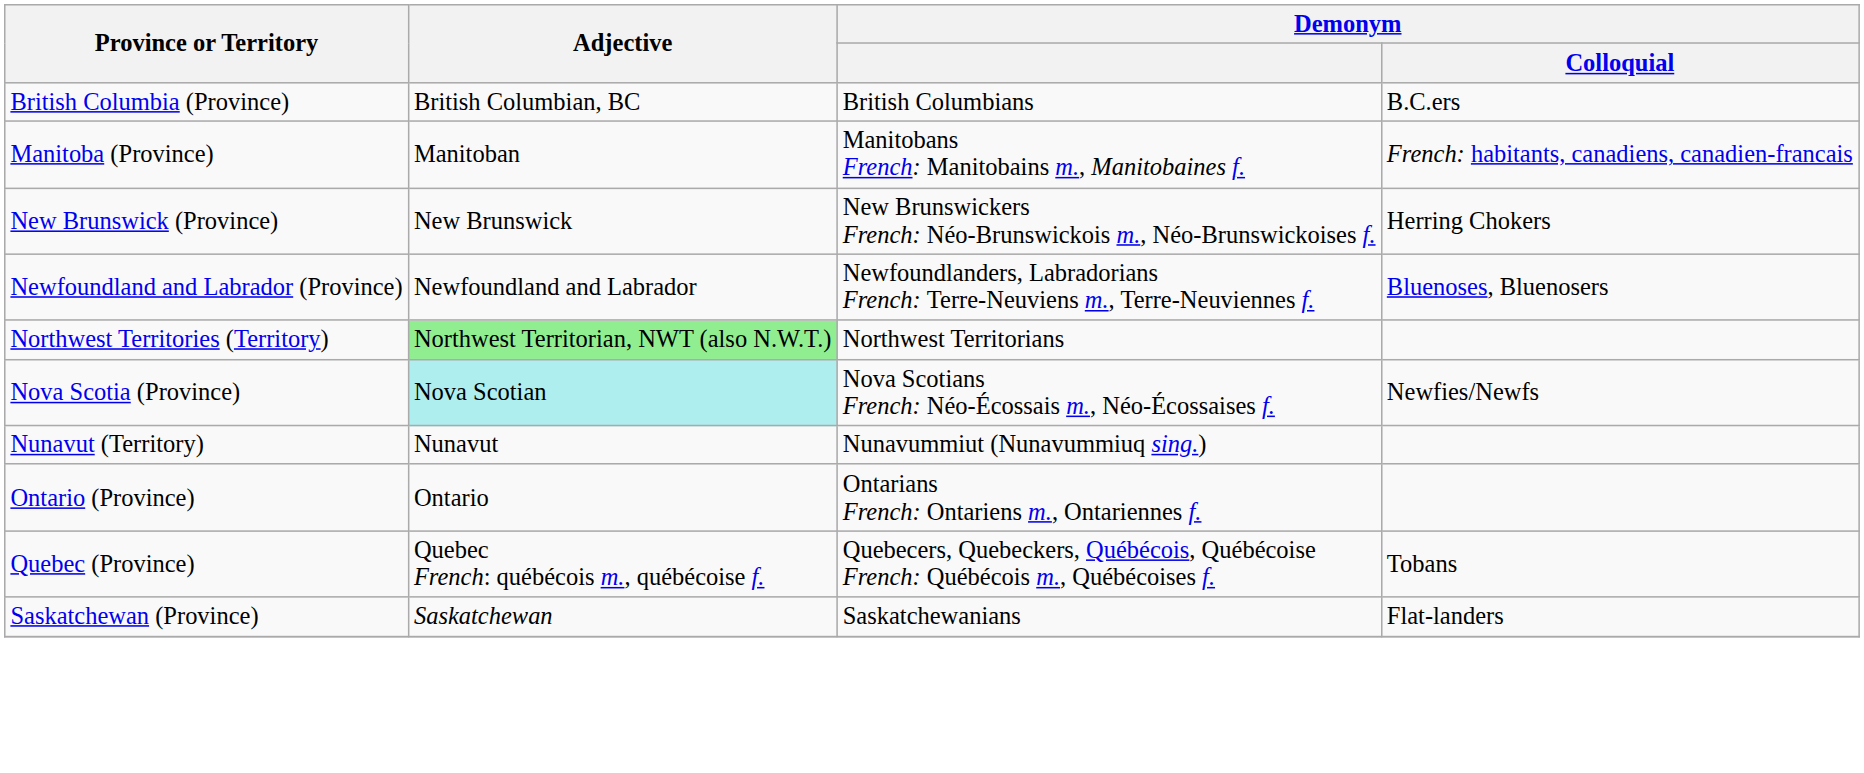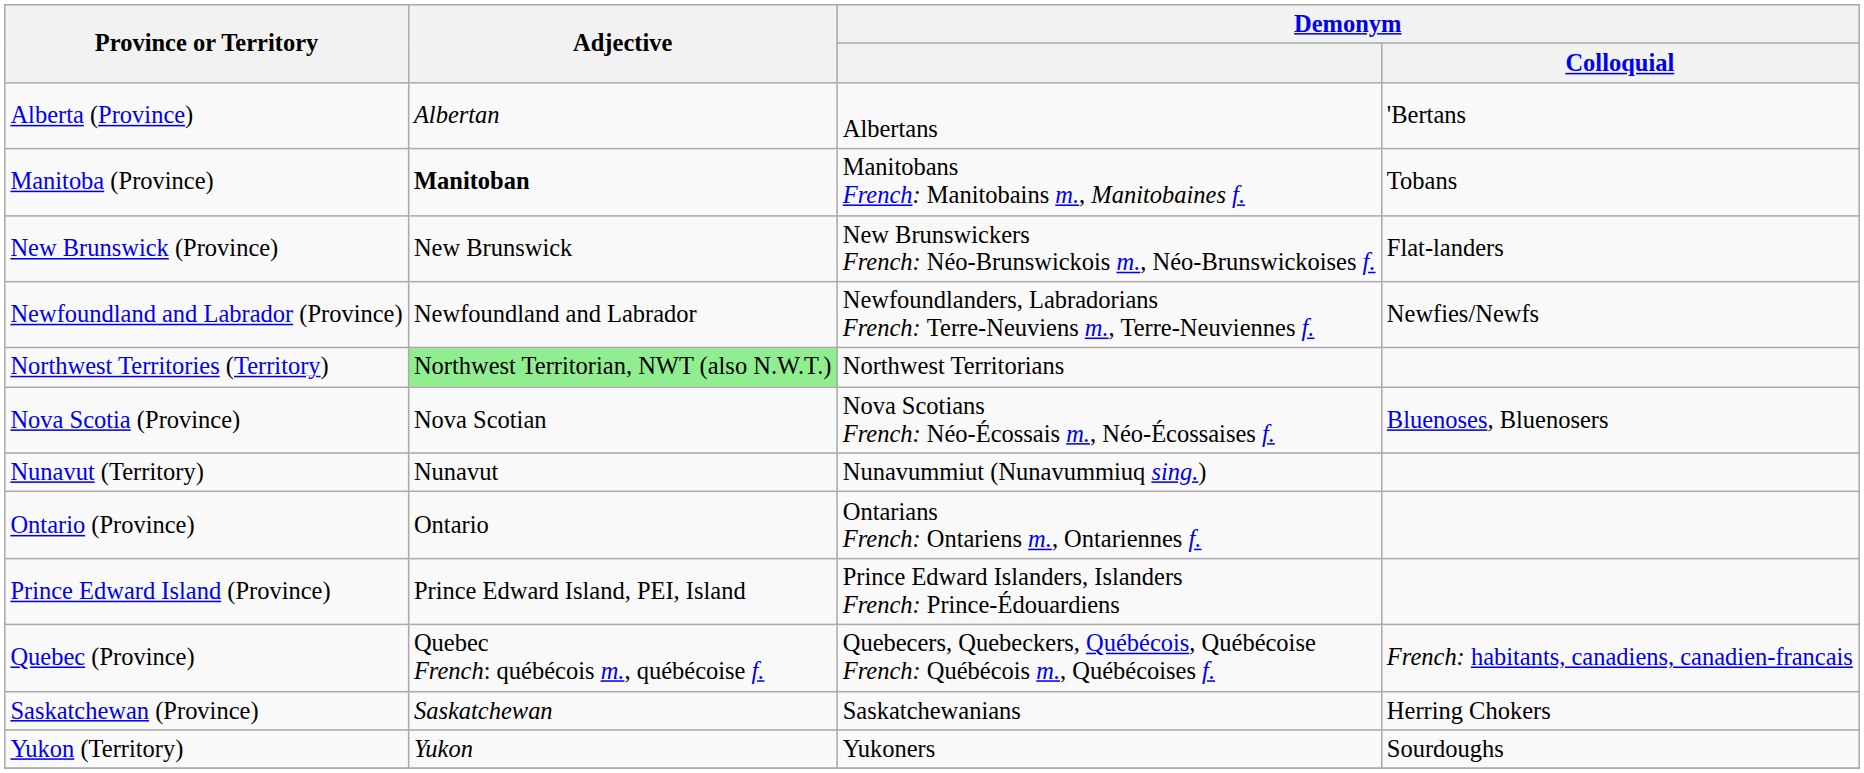+ row: (102, 115)
- row: (150, 101)
(467, 154) normal -> (472, 181) bold
(1620, 154) French: habitants, canadiens, canadien-francais -> (1422, 181) Tobans
(1469, 220) Herring Chokers -> (1445, 248) Flat-landers
(1498, 286) Bluenoses, Bluenosers -> (1463, 314) Newfies/Newfs
(480, 392) paleturquoise background -> (480, 419) no background
(1463, 392) Newfies/Newfs -> (1498, 419) Bluenoses, Bluenosers
+ row: (170, 591)
(1422, 563) Tobans -> (1620, 657) French: habitants, canadiens, canadien-francais
(1445, 616) Flat-landers -> (1469, 710) Herring Chokers
+ row: (97, 748)
